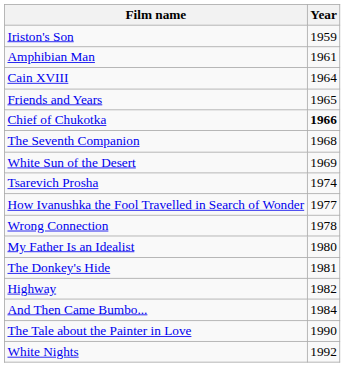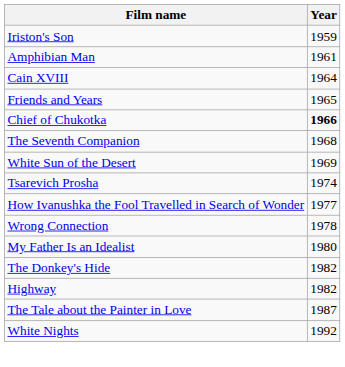(324, 267) 1981 -> (324, 267) 1982
- row: (77, 309)
(324, 330) 1990 -> (324, 309) 1987
